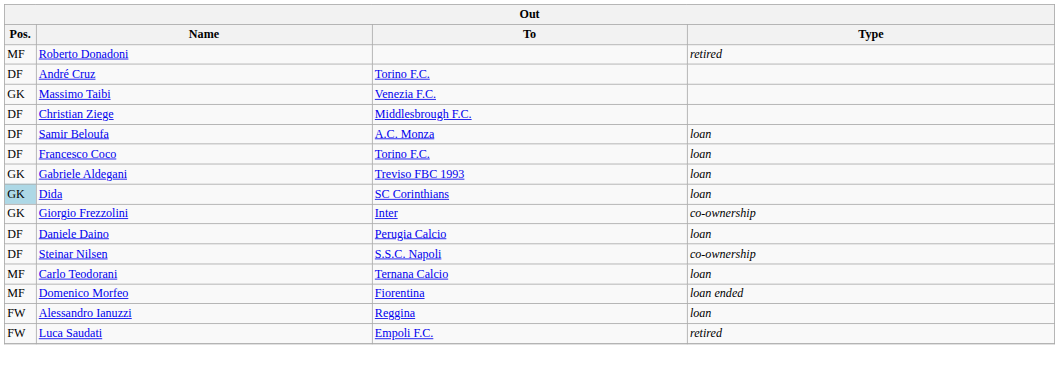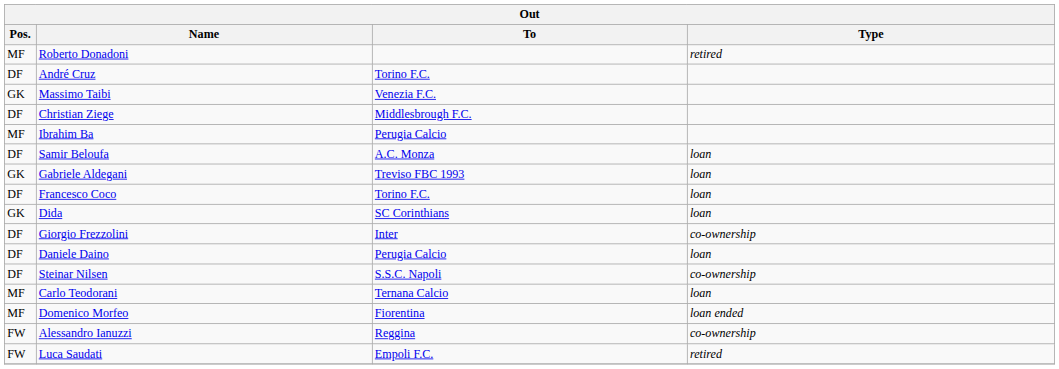+ row: (66, 134)
rows swapped: (78, 154) <-> (83, 174)
(16, 194) lightblue background -> (16, 214) no background
(16, 214) GK -> (15, 234) DF
(701, 314) loan -> (723, 334) co-ownership
